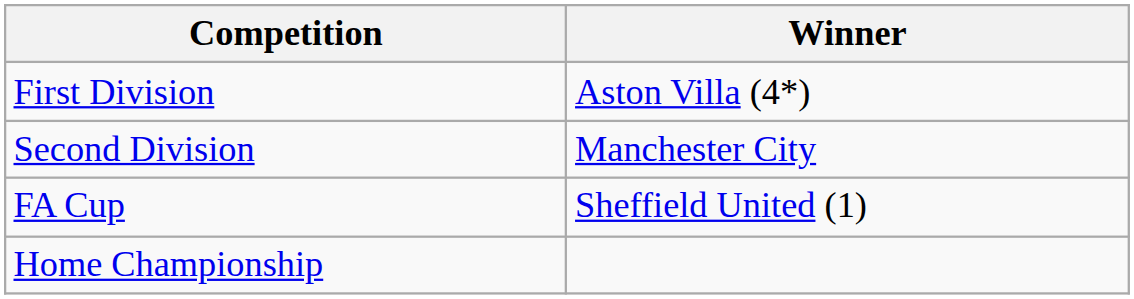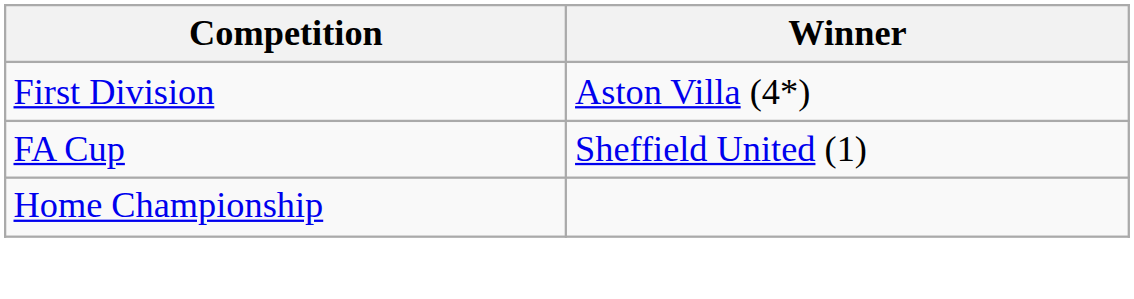- row: (134, 148)
